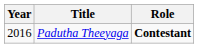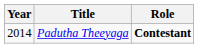(19, 33) 2016 -> (19, 33) 2014
